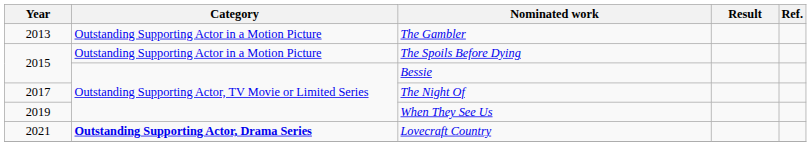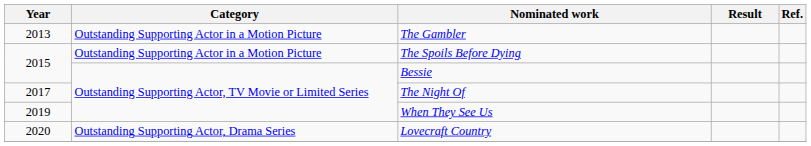(38, 131) 2021 -> (38, 131) 2020
(193, 131) bold -> (185, 131) normal
